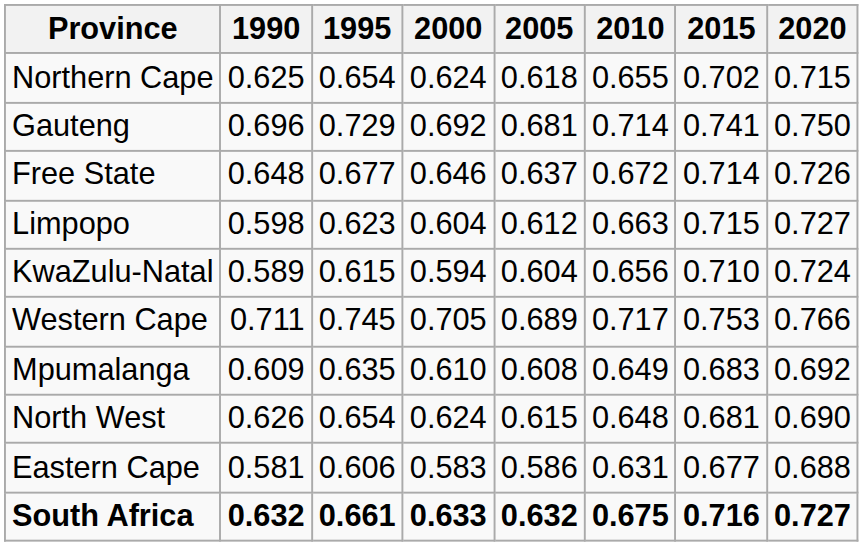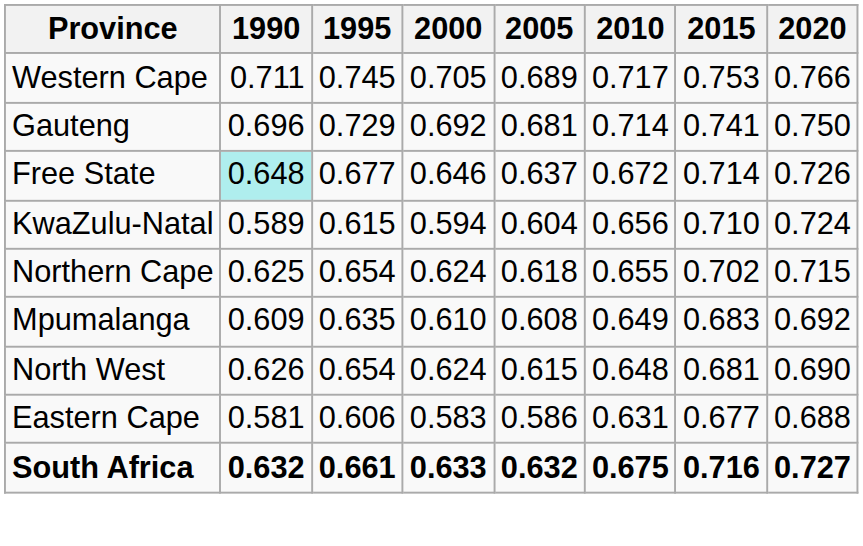rows swapped: (110, 321) <-> (113, 77)
(266, 175) no background -> (266, 175) paleturquoise background
- row: (71, 223)
